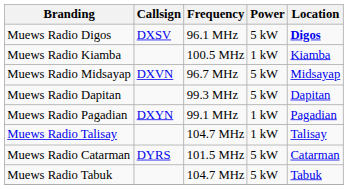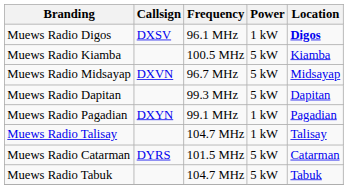(264, 34) 5 kW -> (264, 34) 1 kW
(264, 54) 1 kW -> (264, 54) 5 kW
